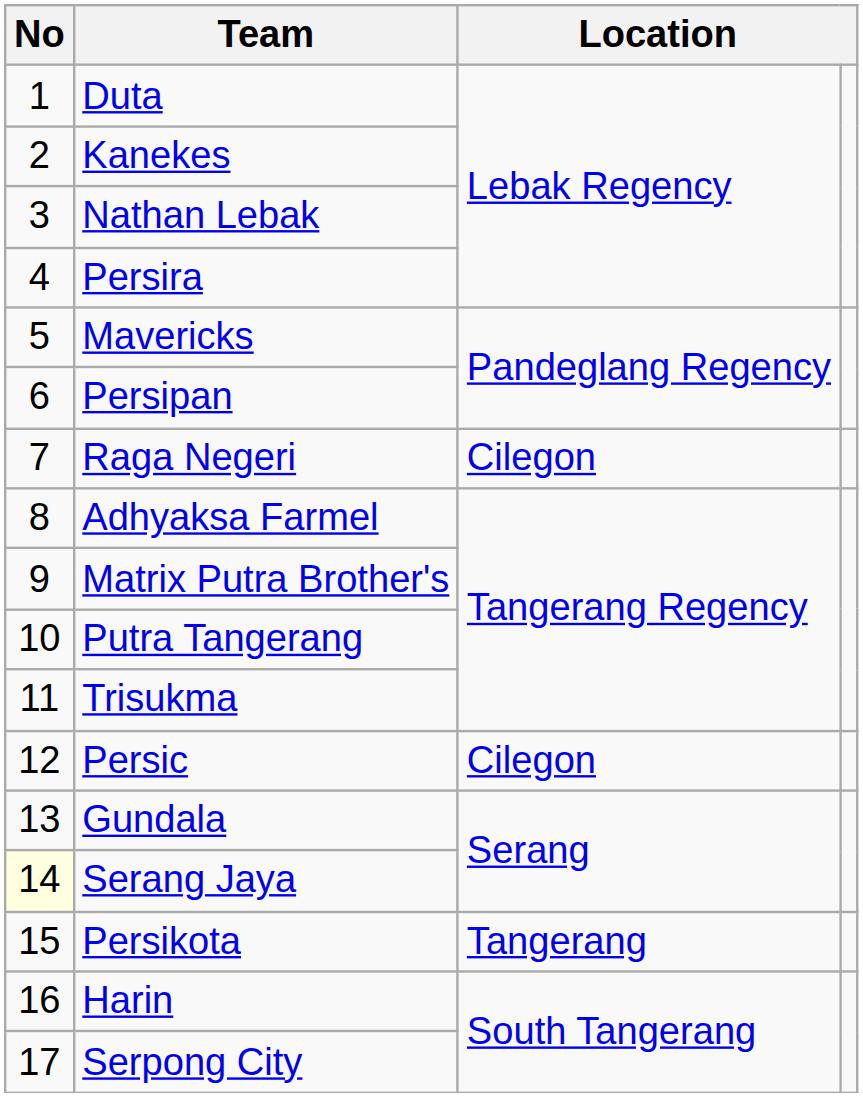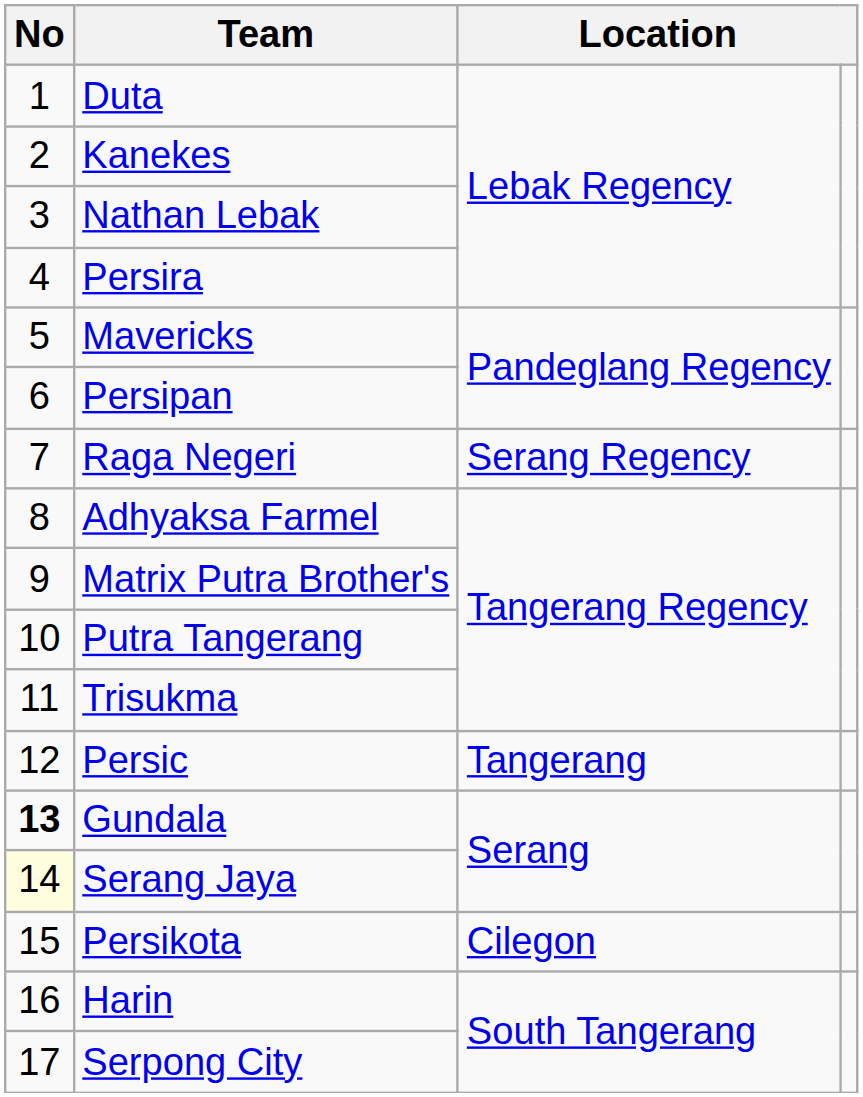(531, 457) Cilegon -> (609, 457) Serang Regency
(531, 759) Cilegon -> (557, 759) Tangerang
(39, 819) normal -> (39, 819) bold
(557, 940) Tangerang -> (531, 940) Cilegon
